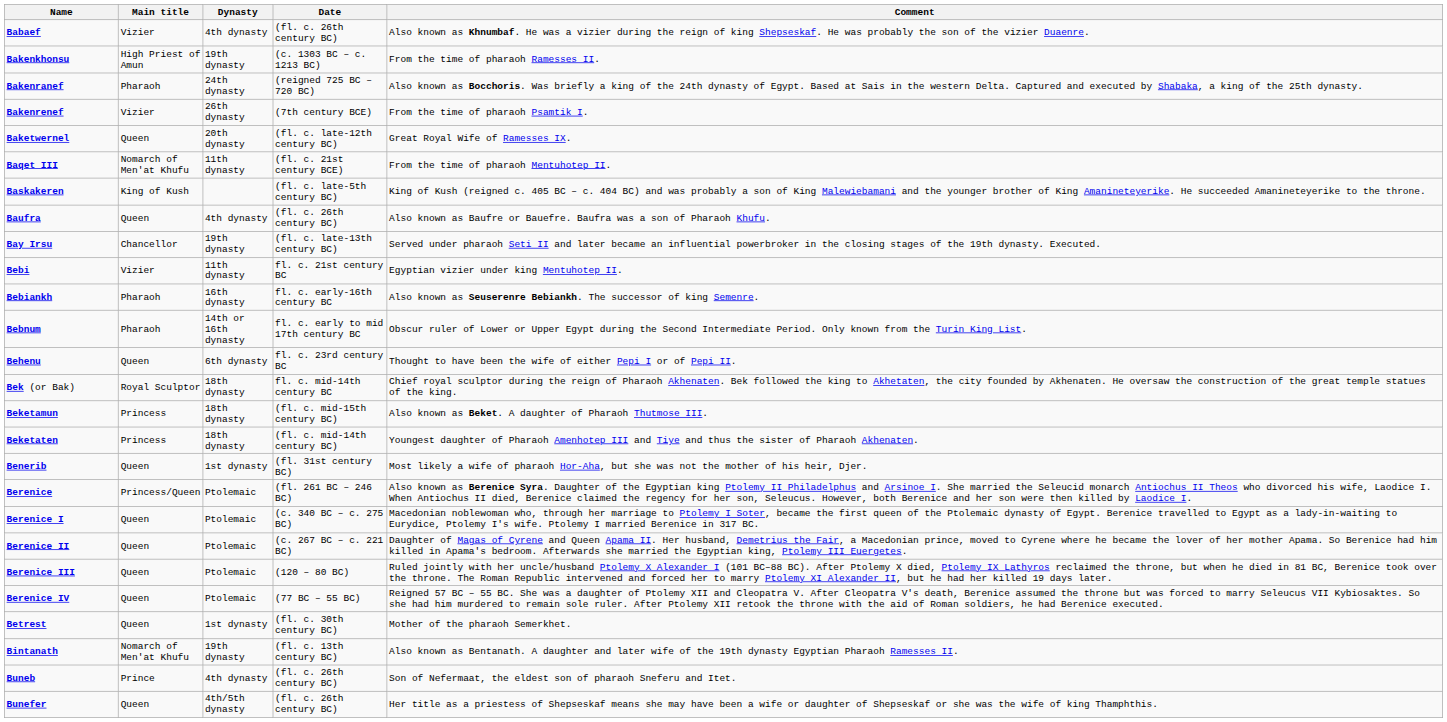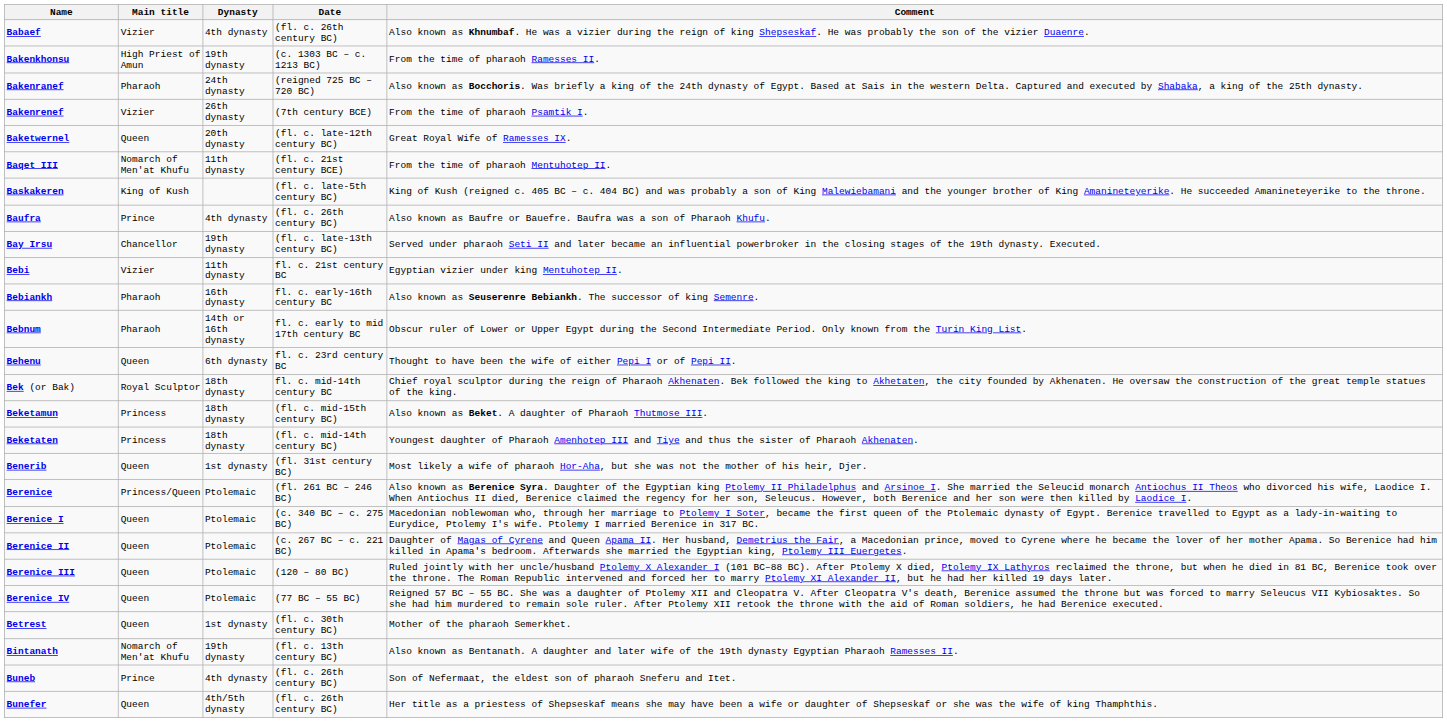(135, 218) Queen -> (138, 218) Prince
